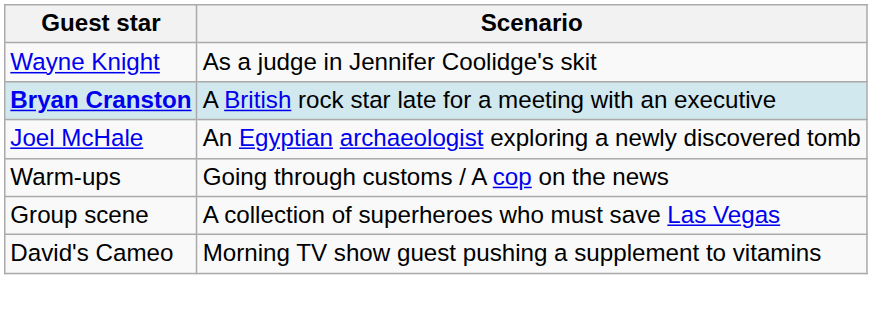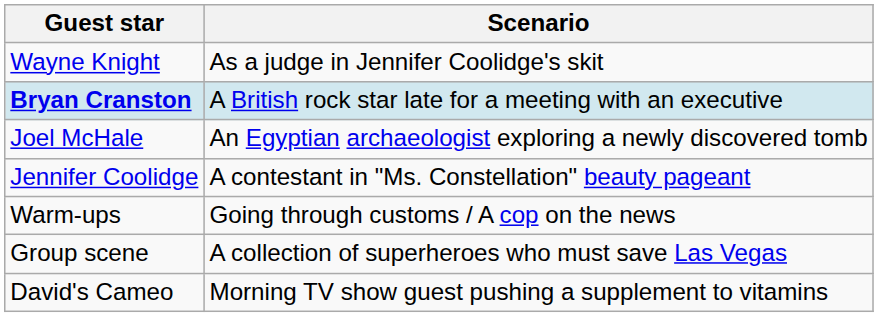+ row: (104, 176)
